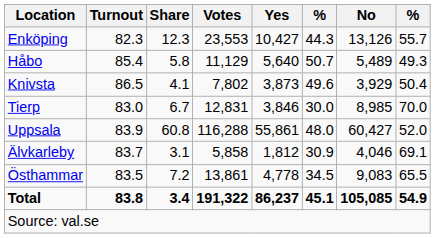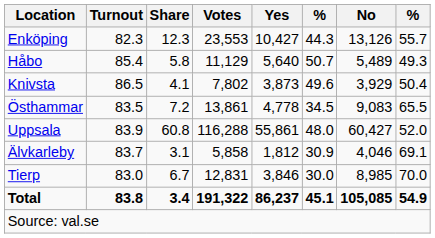rows swapped: (24, 107) <-> (45, 175)
